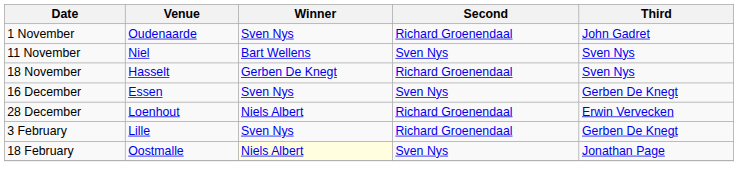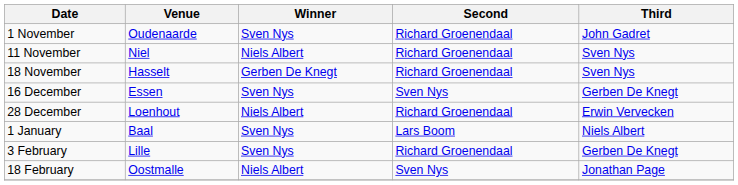(276, 53) Bart Wellens -> (272, 53) Niels Albert
(422, 53) Sven Nys -> (454, 53) Richard Groenendaal
+ row: (34, 131)
(272, 151) lightyellow background -> (272, 170) no background
